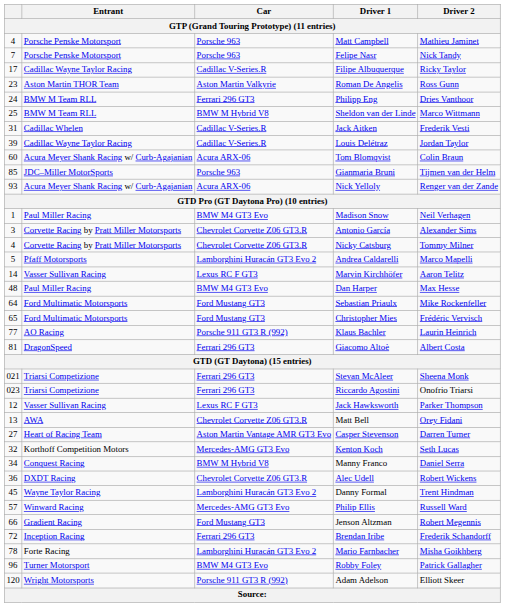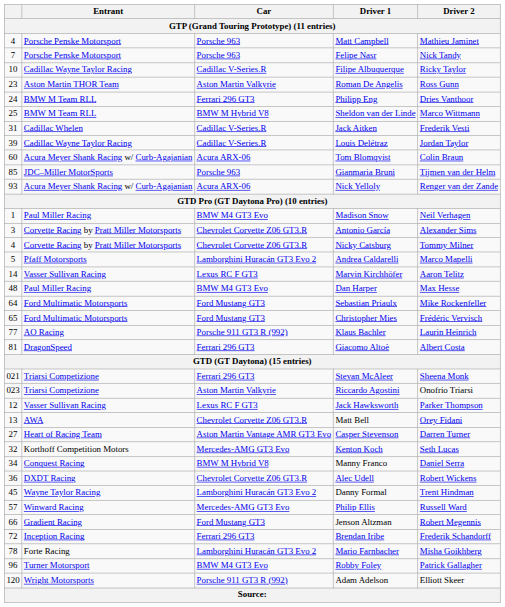(13, 69) 17 -> (13, 69) 10
(226, 390) Ferrari 296 GT3 -> (236, 390) Aston Martin Valkyrie
